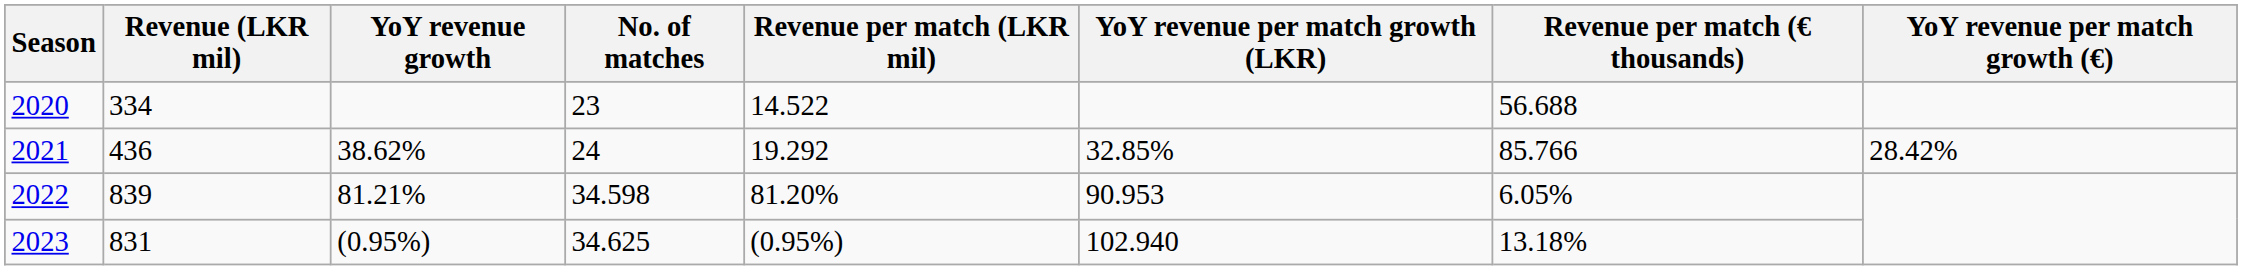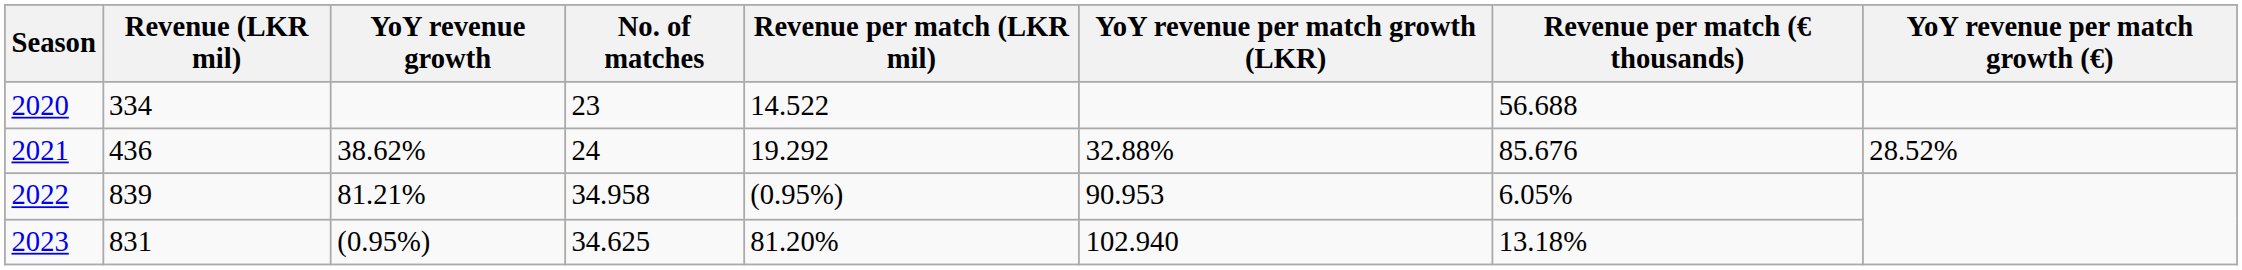(1130, 150) 32.85% -> (1130, 150) 32.88%
(1538, 150) 85.766 -> (1538, 150) 85.676
(1913, 150) 28.42% -> (1913, 150) 28.52%
(611, 195) 34.598 -> (611, 195) 34.958
(794, 195) 81.20% -> (797, 195) (0.95%)
(797, 241) (0.95%) -> (794, 241) 81.20%
